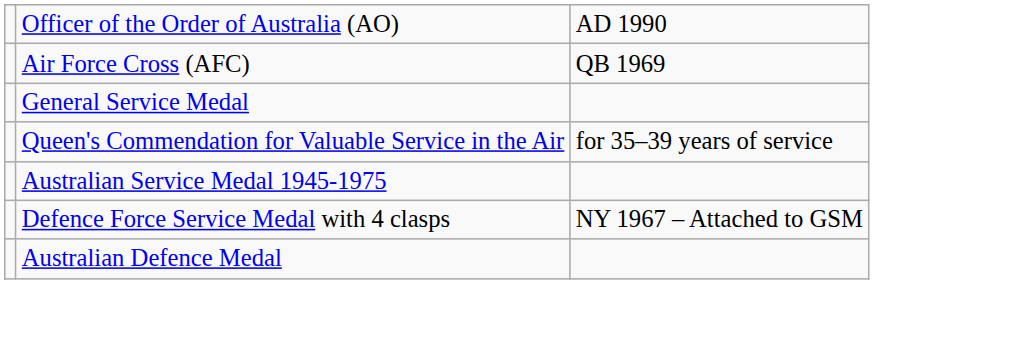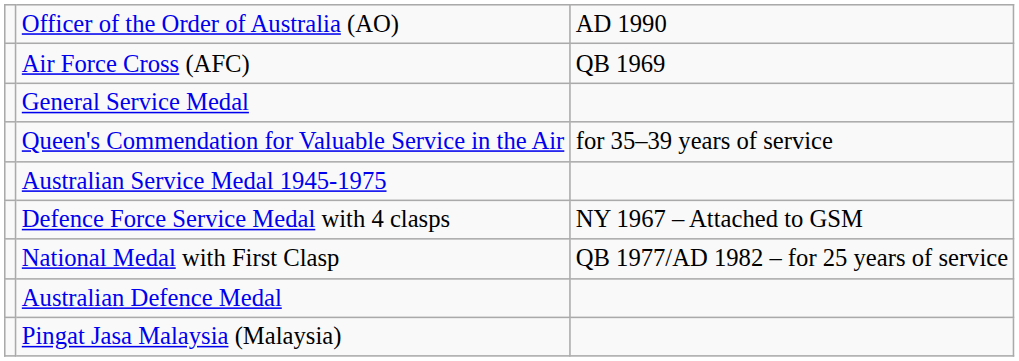+ row: (181, 258)
+ row: (182, 336)
